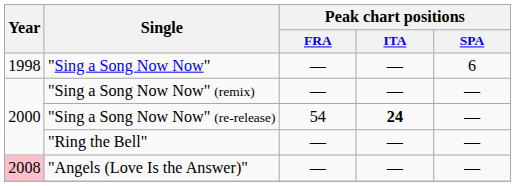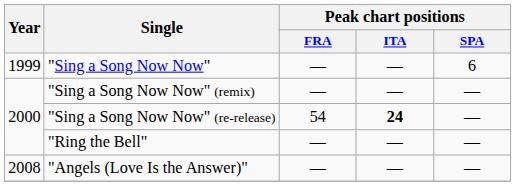(24, 65) 1998 -> (24, 65) 1999
(24, 167) pink background -> (24, 167) no background
